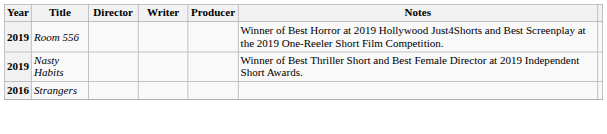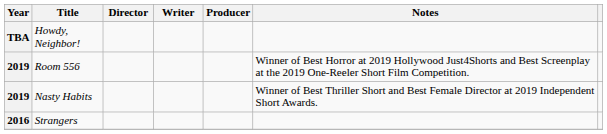+ row: (57, 36)
